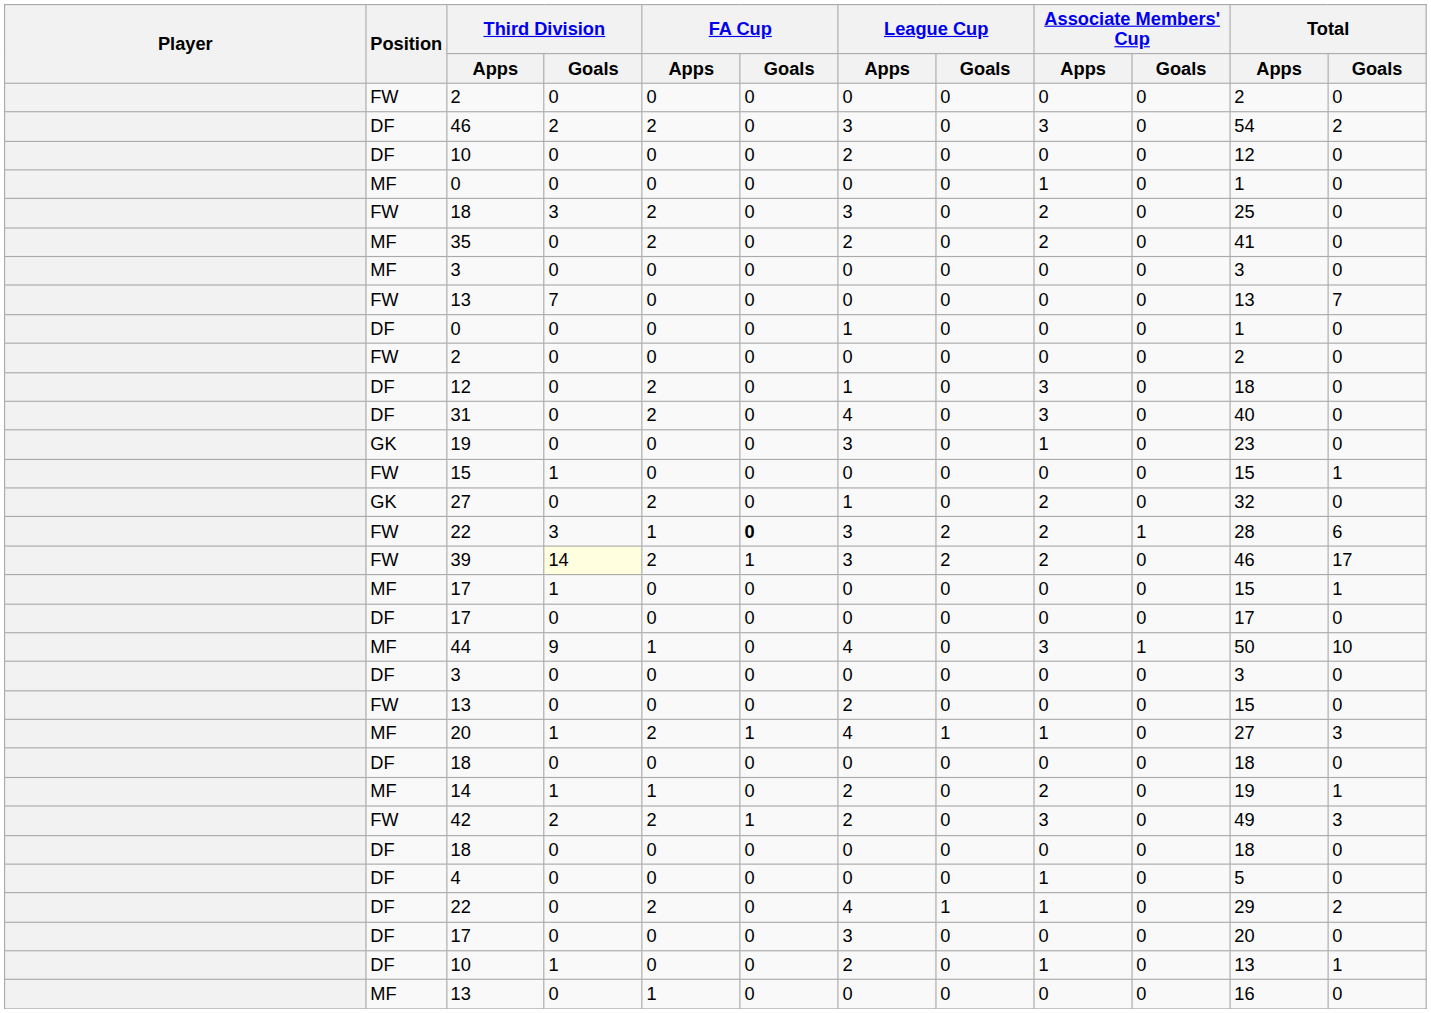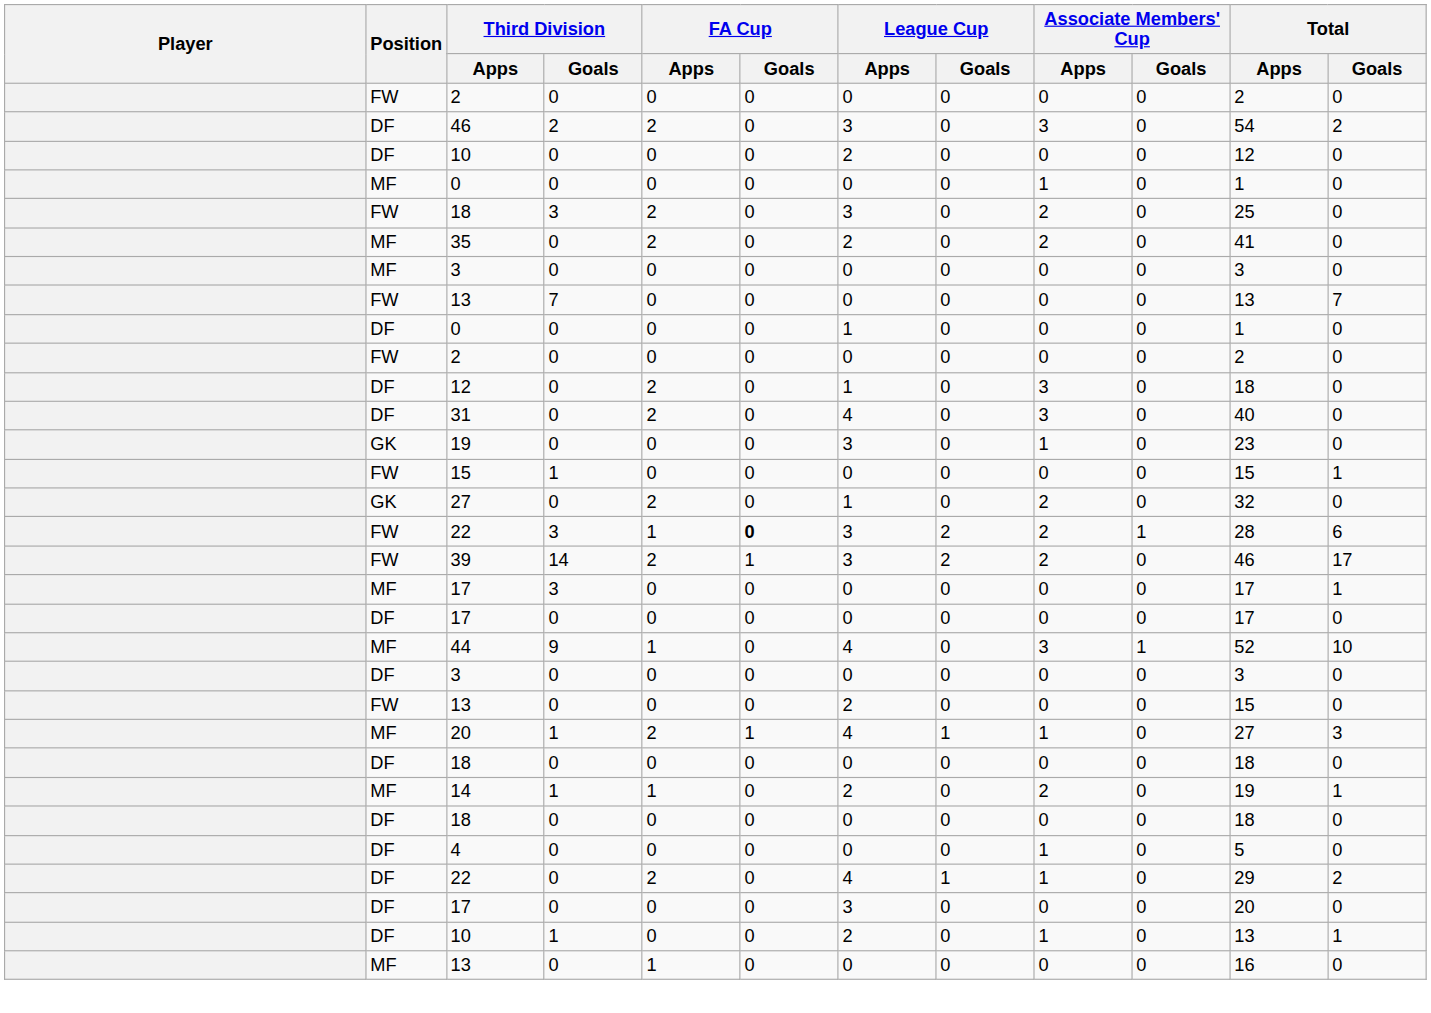(559, 560) lightyellow background -> (559, 560) no background
(554, 589) 1 -> (554, 589) 3
(1244, 589) 15 -> (1244, 589) 17
(1244, 646) 50 -> (1244, 646) 52
- row: (384, 820)
